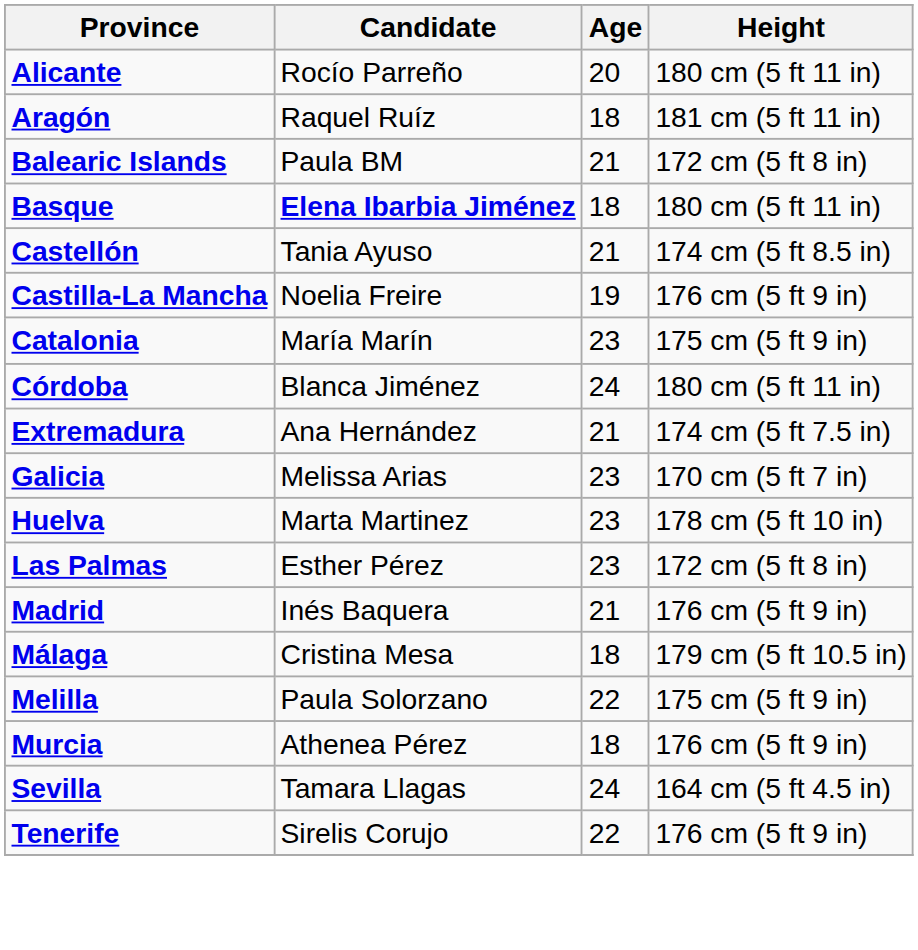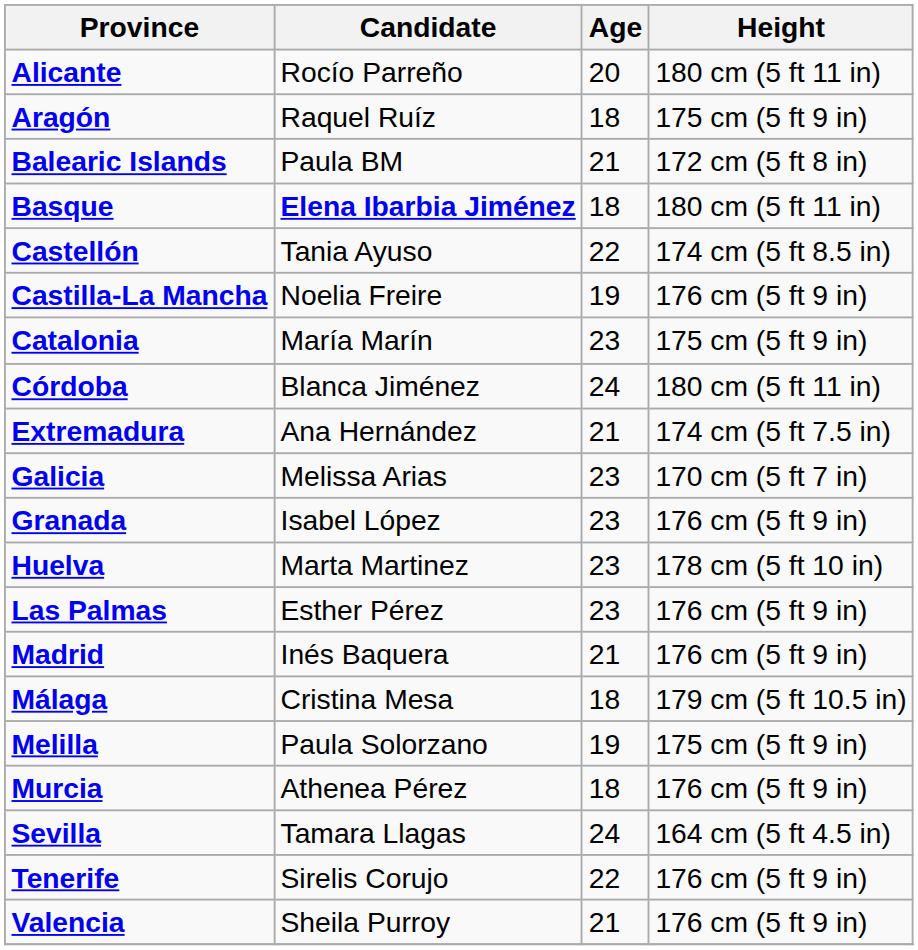(768, 117) 181 cm (5 ft 11 in) -> (761, 117) 175 cm (5 ft 9 in)
(605, 251) 21 -> (605, 251) 22
+ row: (69, 520)
(761, 565) 172 cm (5 ft 8 in) -> (761, 609) 176 cm (5 ft 9 in)
(605, 699) 22 -> (605, 744) 19
+ row: (68, 923)
